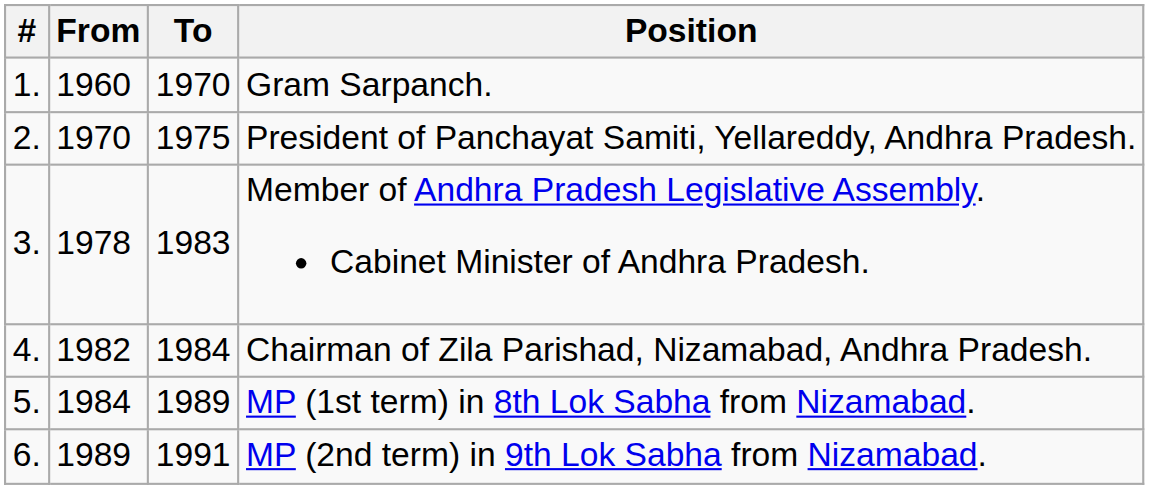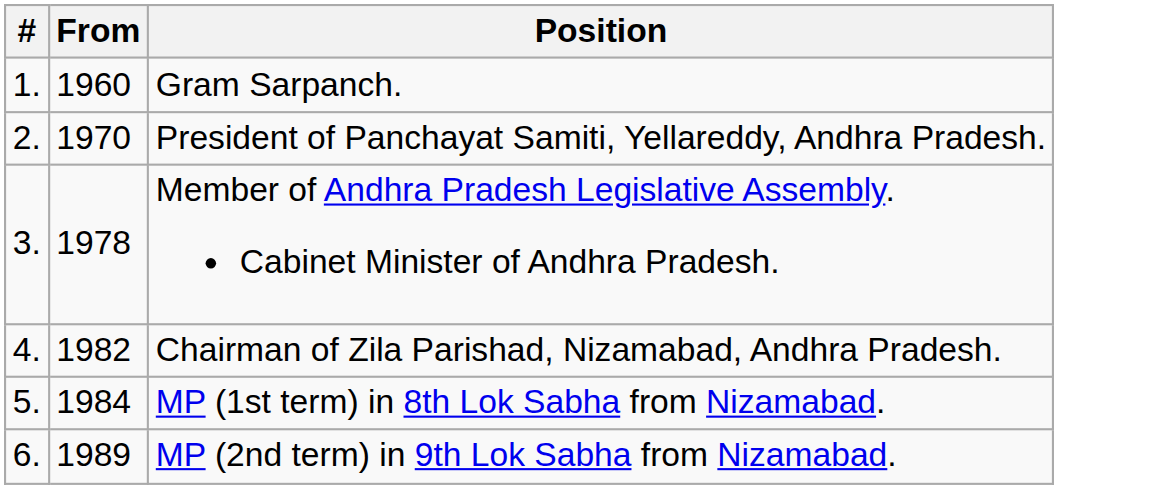- column: (193, 31)
